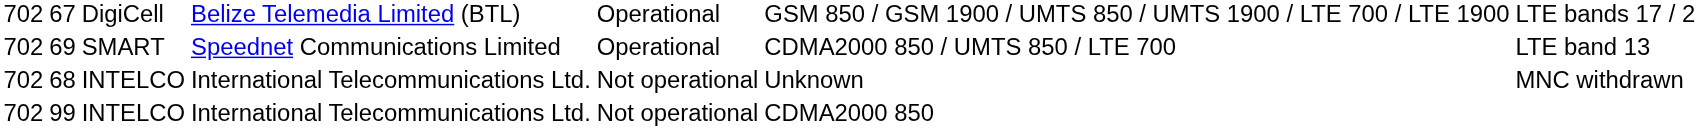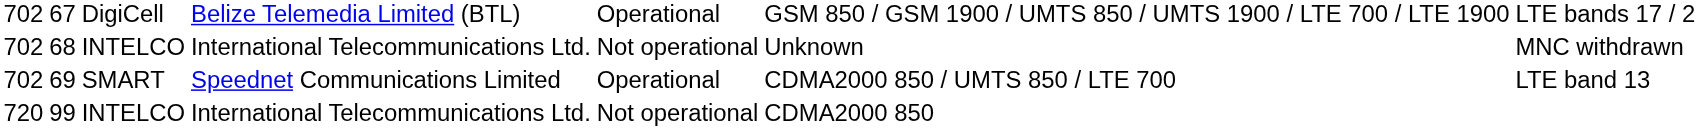rows swapped: (62, 80) <-> (62, 47)
(23, 112) 702 -> (23, 112) 720
